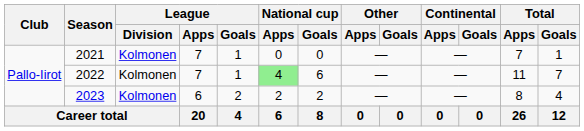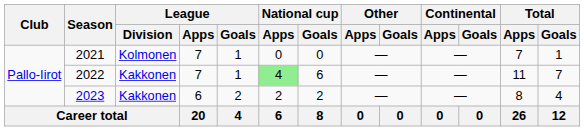(148, 75) Kolmonen -> (148, 75) Kakkonen
(148, 95) Kolmonen -> (148, 95) Kakkonen
